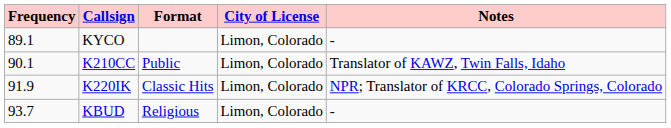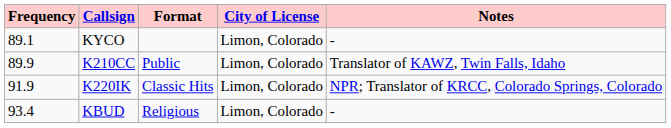(21, 63) 90.1 -> (21, 63) 89.9
(21, 110) 93.7 -> (21, 110) 93.4
